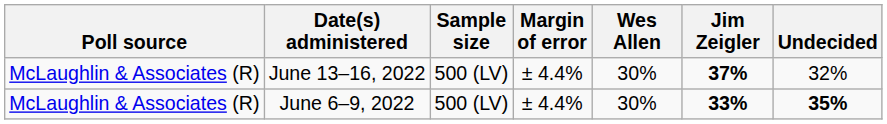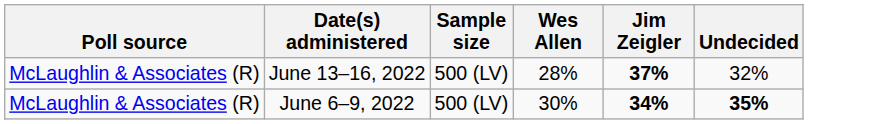- column: (552, 31)
(637, 73) 30% -> (558, 73) 28%
(728, 104) 33% -> (649, 104) 34%
